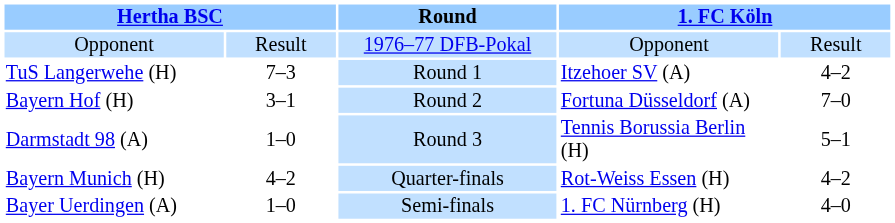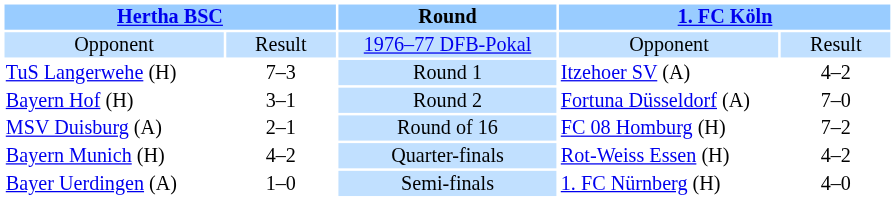- row: (77, 139)
+ row: (84, 127)
